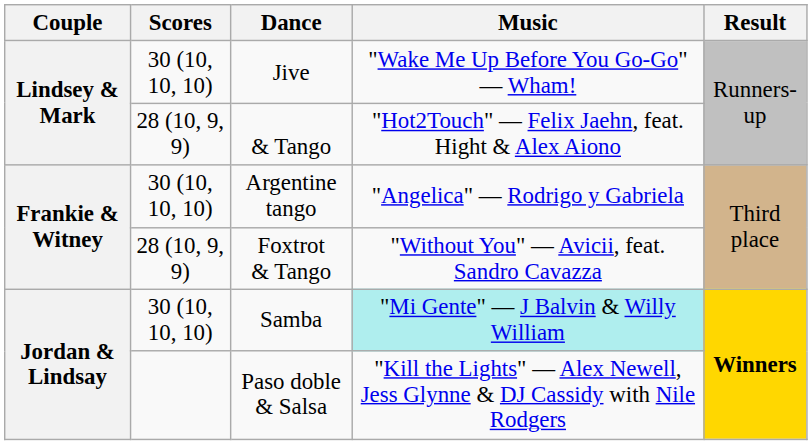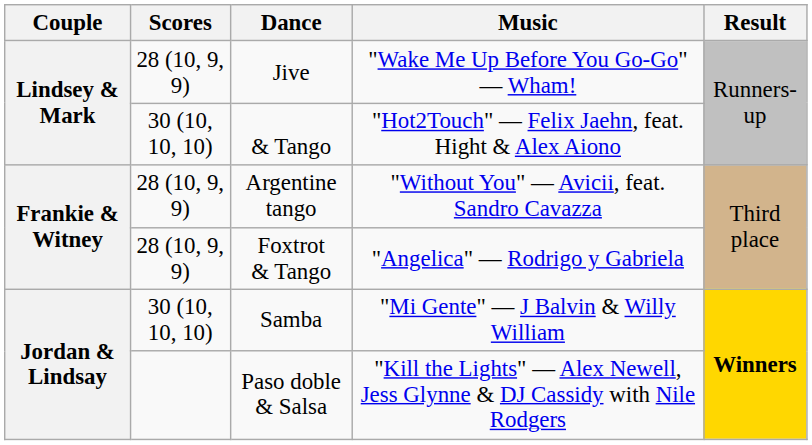(180, 71) 30 (10, 10, 10) -> (180, 71) 28 (10, 9, 9)
(180, 133) 28 (10, 9, 9) -> (180, 133) 30 (10, 10, 10)
(180, 195) 30 (10, 10, 10) -> (180, 195) 28 (10, 9, 9)
(528, 195) "Angelica" — Rodrigo y Gabriela -> (528, 195) "Without You" — Avicii, feat. Sandro Cavazza
(528, 257) "Without You" — Avicii, feat. Sandro Cavazza -> (528, 257) "Angelica" — Rodrigo y Gabriela
(528, 319) paleturquoise background -> (528, 319) no background
